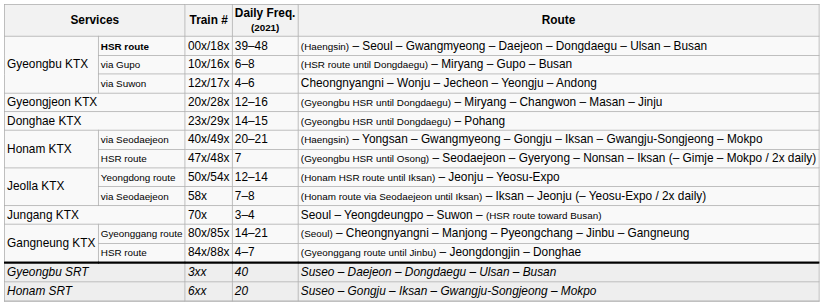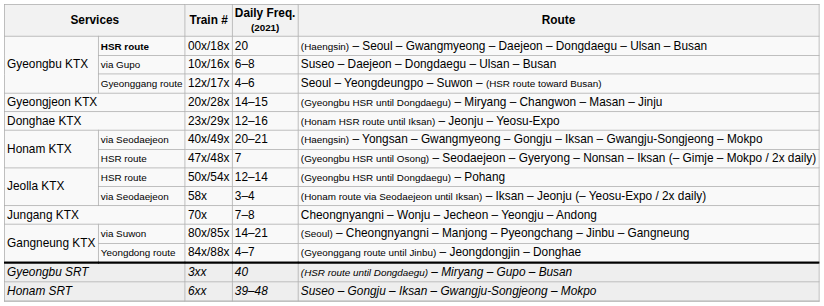(251, 45) 39–48 -> (241, 45) 20
(437, 64) (HSR route until Dongdaegu) – Miryang – Gupo – Busan -> (429, 64) Suseo – Daejeon – Dongdaegu – Ulsan – Busan
(124, 84) via Suwon -> (142, 84) Gyeonggang route
(449, 83) Cheongnyangni – Wonju – Jecheon – Yeongju – Andong -> (451, 83) Seoul – Yeongdeungpo – Suwon – (HSR route toward Busan)
(251, 102) 12–16 -> (251, 102) 14–15
(251, 121) 14–15 -> (251, 121) 12–16
(403, 121) (Gyeongbu HSR until Dongdaegu) – Pohang -> (430, 121) (Honam HSR route until Iksan) – Jeonju – Yeosu-Expo
(138, 178) Yeongdong route -> (124, 178) HSR route
(430, 177) (Honam HSR route until Iksan) – Jeonju – Yeosu-Expo -> (403, 177) (Gyeongbu HSR until Dongdaegu) – Pohang
(245, 196) 7–8 -> (245, 196) 3–4
(245, 214) 3–4 -> (245, 214) 7–8
(451, 214) Seoul – Yeongdeungpo – Suwon – (HSR route toward Busan) -> (449, 214) Cheongnyangni – Wonju – Jecheon – Yeongju – Andong
(142, 234) Gyeonggang route -> (124, 234) via Suwon
(124, 253) HSR route -> (138, 253) Yeongdong route
(429, 272) Suseo – Daejeon – Dongdaegu – Ulsan – Busan -> (437, 272) (HSR route until Dongdaegu) – Miryang – Gupo – Busan
(241, 291) 20 -> (251, 291) 39–48
